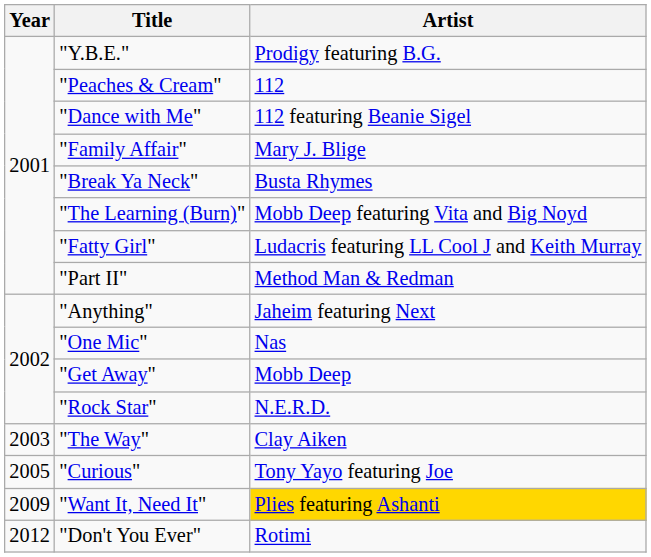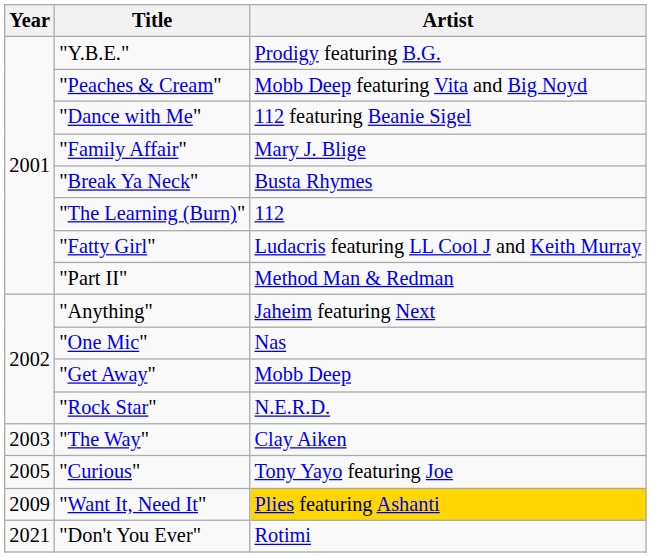(269, 85) 112 -> (421, 85) Mobb Deep featuring Vita and Big Noyd
(421, 213) Mobb Deep featuring Vita and Big Noyd -> (269, 213) 112
(30, 536) 2012 -> (30, 536) 2021
